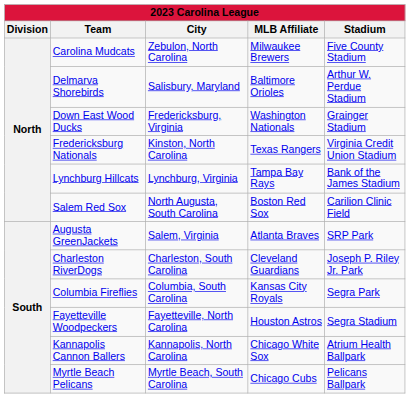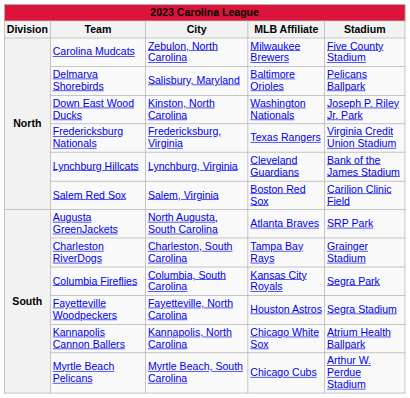(349, 86) Arthur W. Perdue Stadium -> (347, 80) Pelicans Ballpark
(185, 121) Fredericksburg, Virginia -> (181, 109) Kinston, North Carolina
(348, 121) Grainger Stadium -> (363, 109) Joseph P. Riley Jr. Park
(181, 150) Kinston, North Carolina -> (185, 138) Fredericksburg, Virginia
(277, 178) Tampa Bay Rays -> (275, 166) Cleveland Guardians
(183, 207) North Augusta, South Carolina -> (183, 195) Salem, Virginia
(183, 235) Salem, Virginia -> (183, 224) North Augusta, South Carolina
(275, 264) Cleveland Guardians -> (277, 252) Tampa Bay Rays
(363, 264) Joseph P. Riley Jr. Park -> (348, 252) Grainger Stadium
(347, 379) Pelicans Ballpark -> (349, 373) Arthur W. Perdue Stadium
